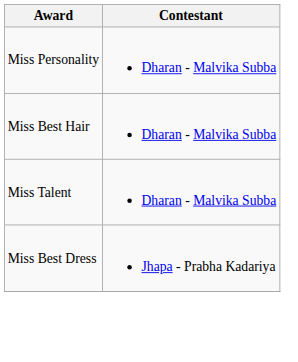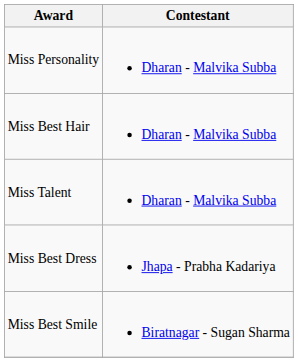+ row: (52, 324)
